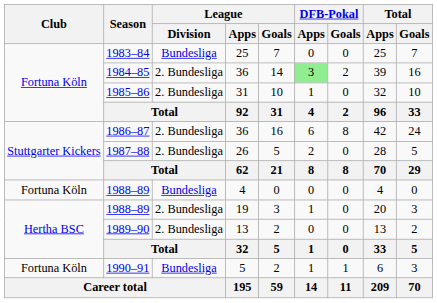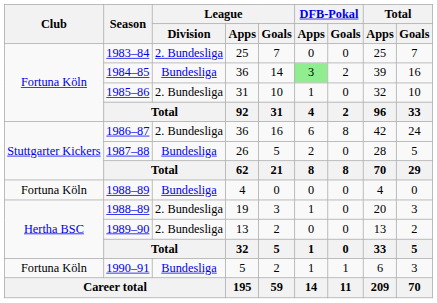(189, 53) Bundesliga -> (189, 53) 2. Bundesliga
(189, 72) 2. Bundesliga -> (189, 72) Bundesliga
(189, 151) 2. Bundesliga -> (189, 151) Bundesliga
